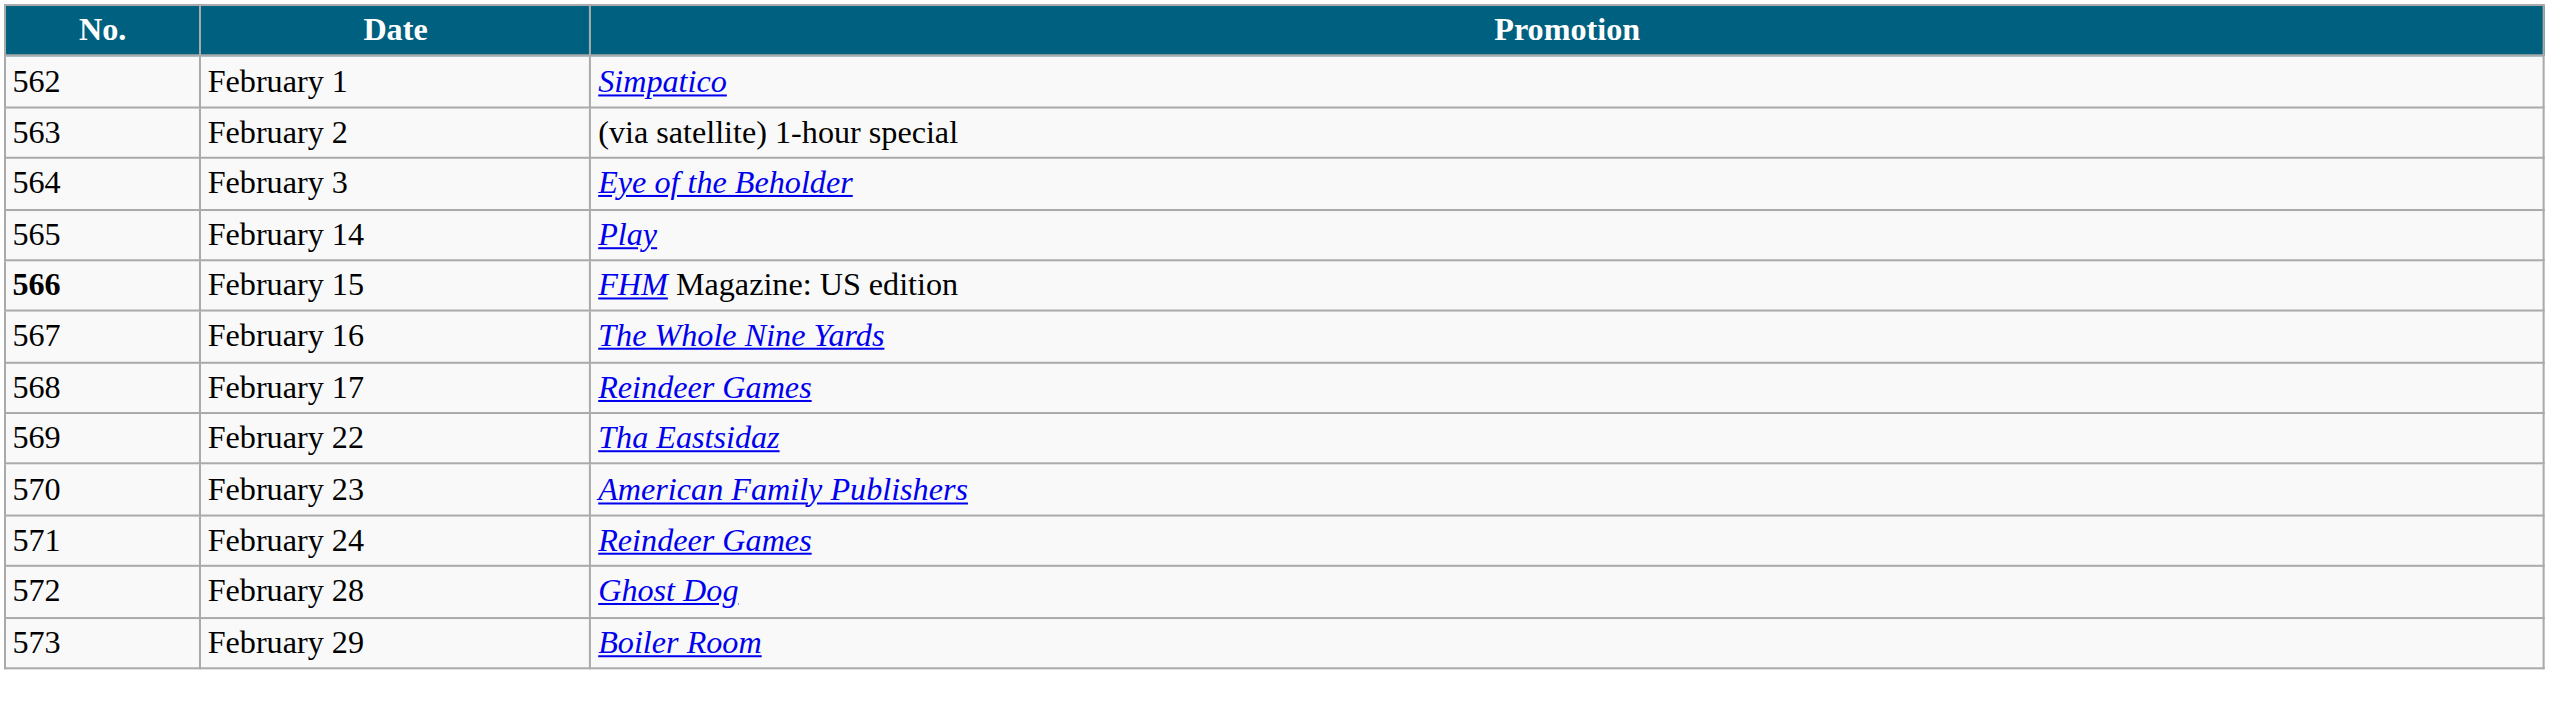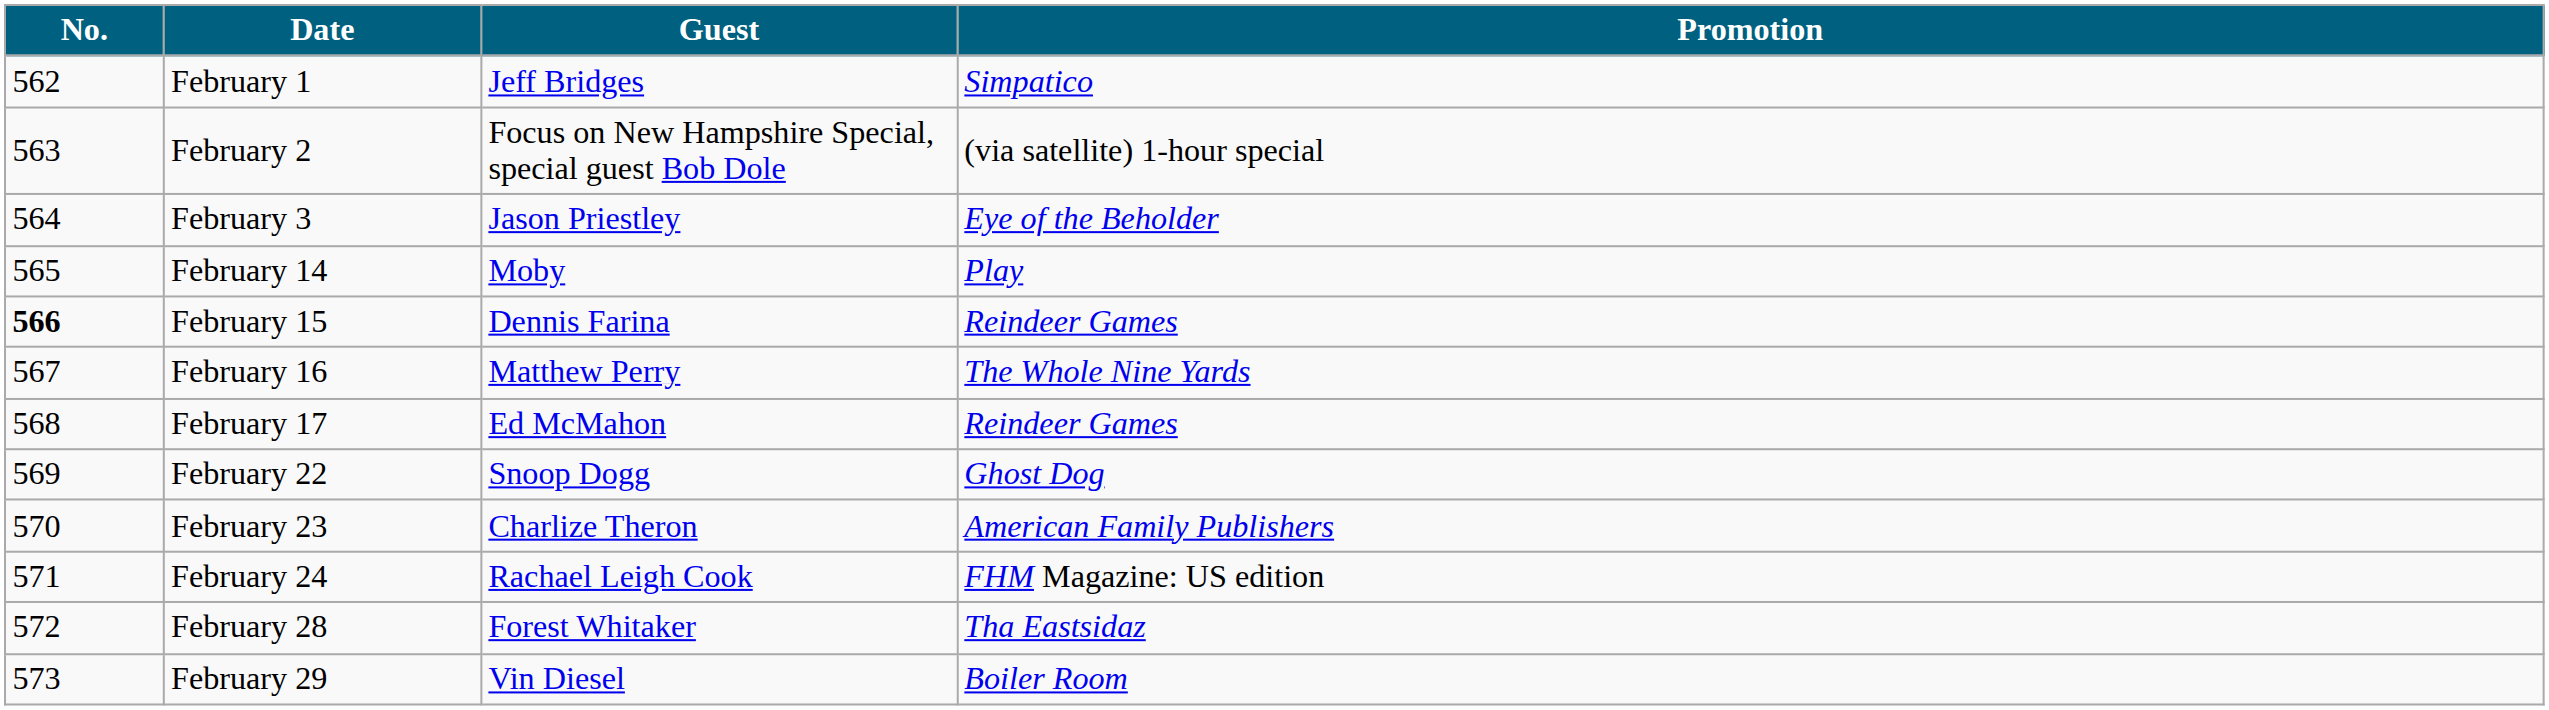+ column: (719, 30)
(778, 285) FHM Magazine: US edition -> (1071, 321) Reindeer Games
(689, 438) Tha Eastsidaz -> (1034, 474) Ghost Dog
(705, 540) Reindeer Games -> (1144, 576) FHM Magazine: US edition
(668, 591) Ghost Dog -> (1055, 627) Tha Eastsidaz
